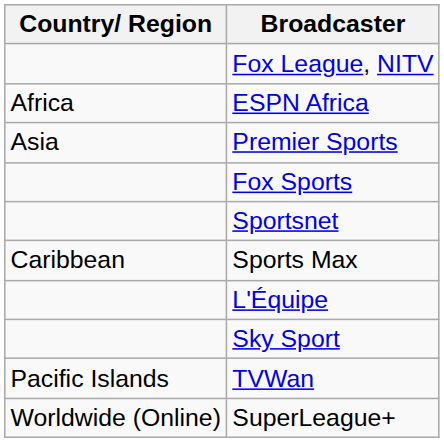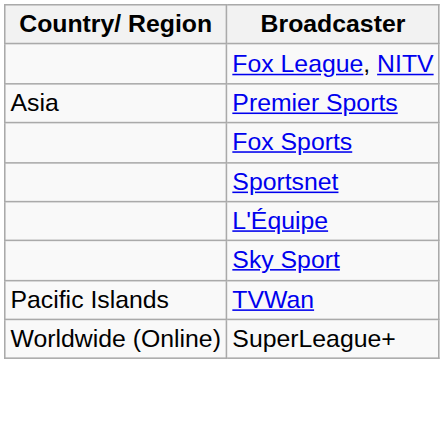- row: (301, 102)
- row: (295, 260)
